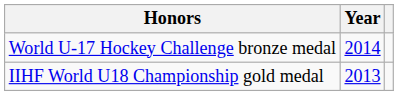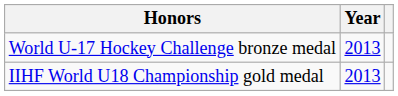(363, 47) 2014 -> (363, 47) 2013
